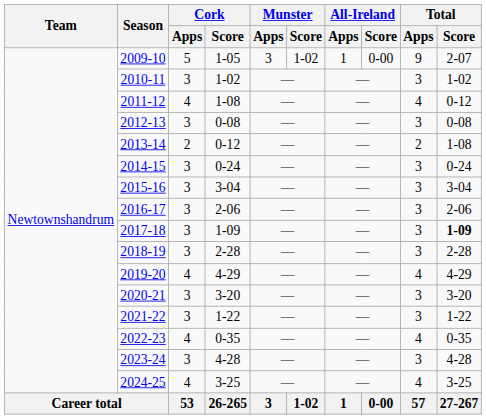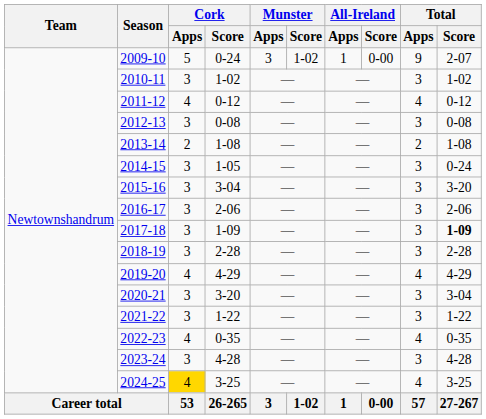(228, 58) 1-05 -> (228, 58) 0-24
(228, 101) 1-08 -> (228, 101) 0-12
(228, 144) 0-12 -> (228, 144) 1-08
(228, 166) 0-24 -> (228, 166) 1-05
(459, 187) 3-04 -> (459, 187) 3-20
(459, 295) 3-20 -> (459, 295) 3-04
(187, 381) no background -> (187, 381) gold background
